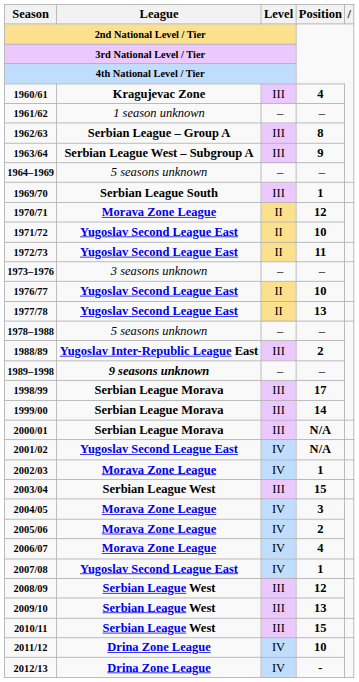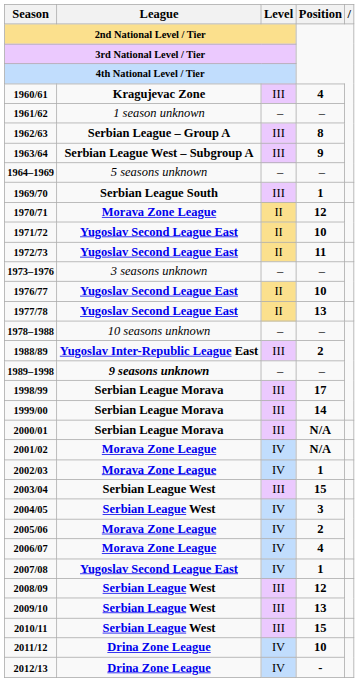(159, 331) 5 seasons unknown -> (159, 331) 10 seasons unknown
(159, 449) Yugoslav Second League East -> (159, 449) Morava Zone League
(159, 509) Morava Zone League -> (159, 509) Serbian League West
